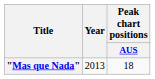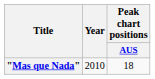(95, 66) 2013 -> (95, 66) 2010
